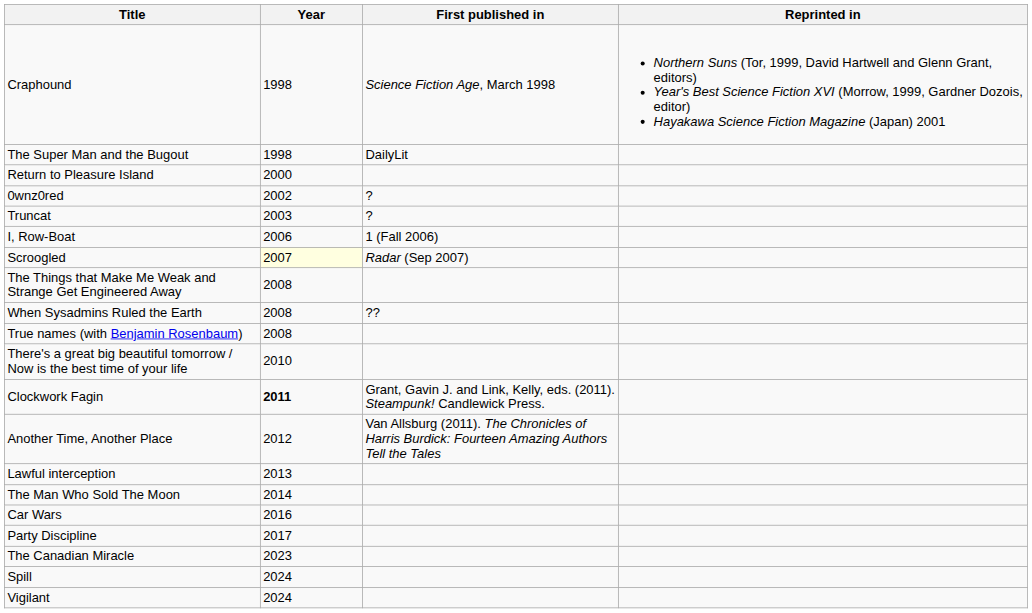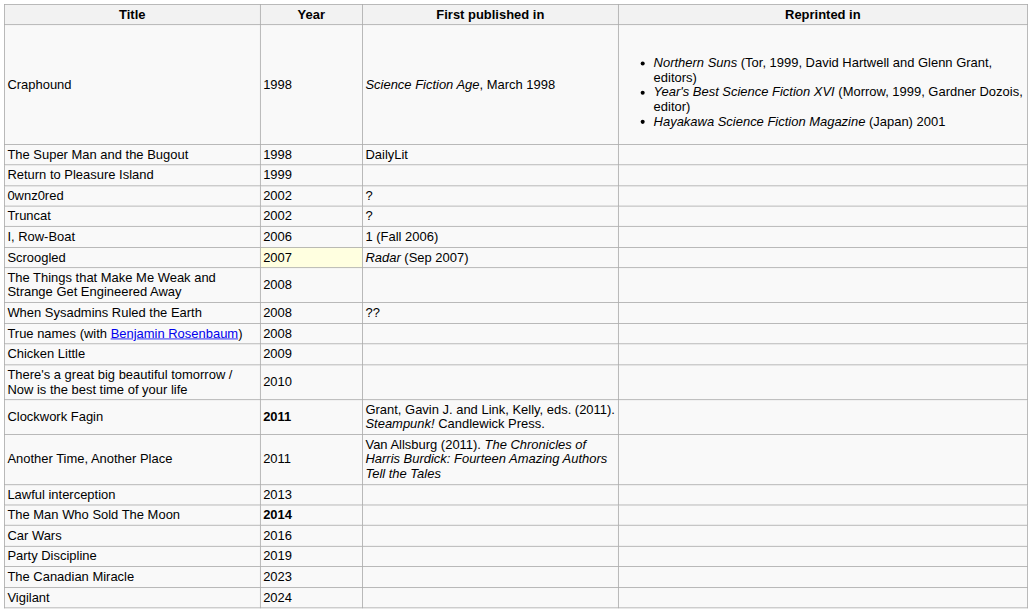(278, 175) 2000 -> (278, 175) 1999
(278, 216) 2003 -> (278, 216) 2002
+ row: (46, 354)
(278, 439) 2012 -> (277, 459) 2011
(278, 494) normal -> (278, 515) bold
(278, 535) 2017 -> (278, 556) 2019
- row: (20, 577)
